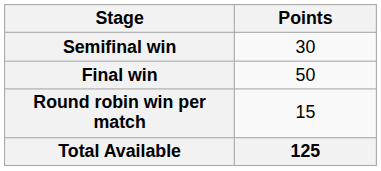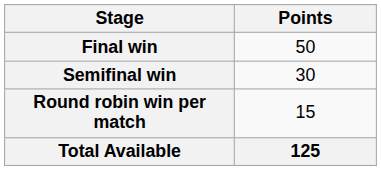rows swapped: (120, 74) <-> (120, 46)
